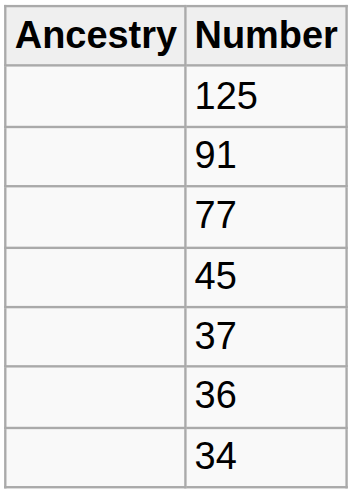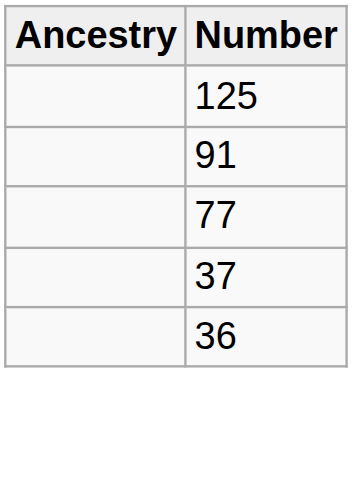- row: (216, 276)
- row: (216, 456)
